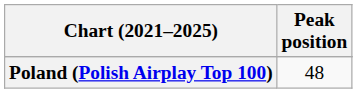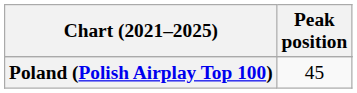(314, 72) 48 -> (314, 72) 45
